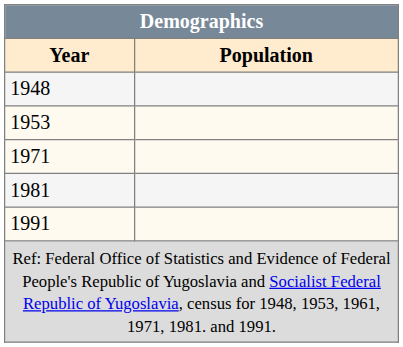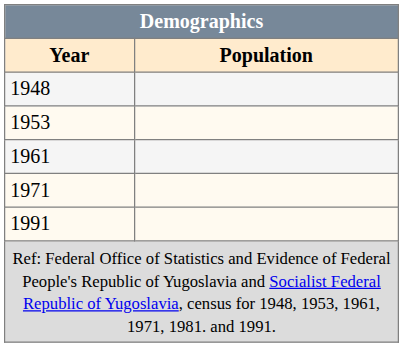+ row: (30, 156)
- row: (30, 190)
